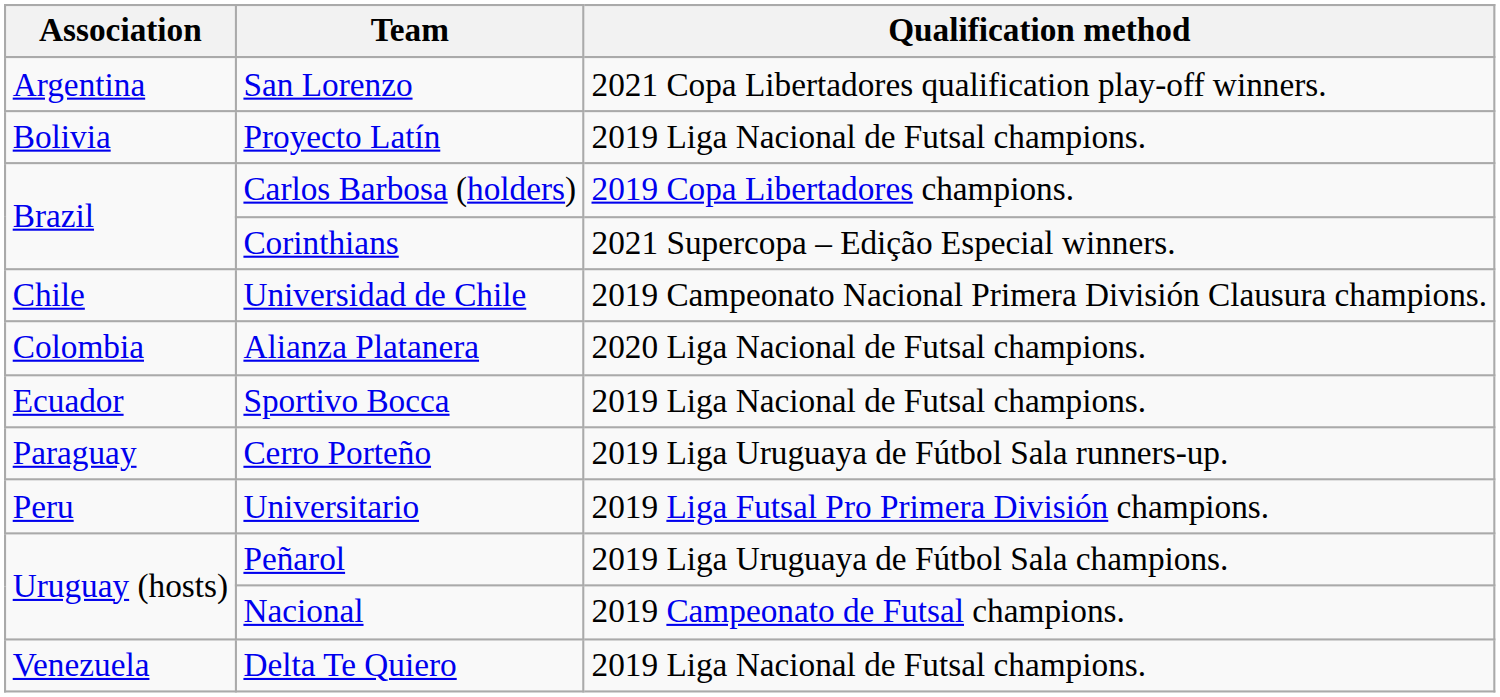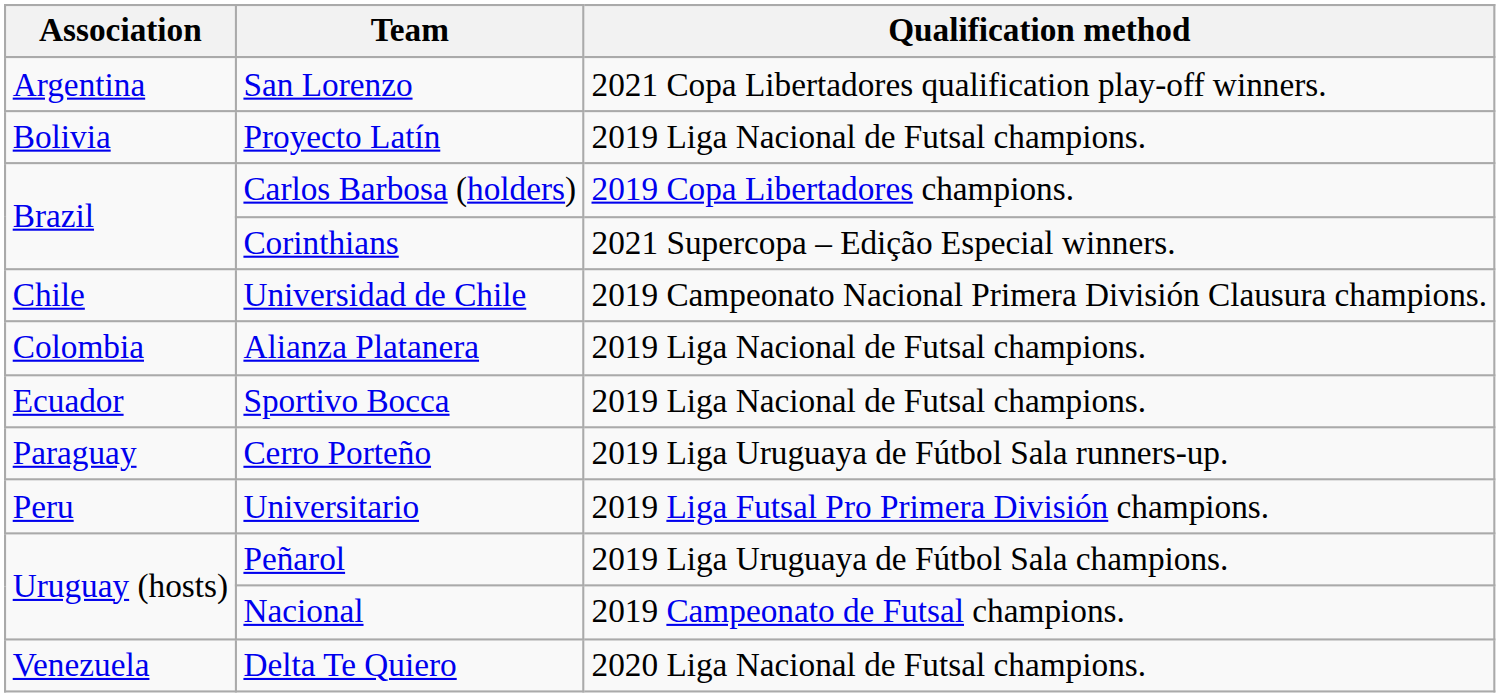(869, 347) 2020 Liga Nacional de Futsal champions. -> (869, 347) 2019 Liga Nacional de Futsal champions.
(869, 664) 2019 Liga Nacional de Futsal champions. -> (869, 664) 2020 Liga Nacional de Futsal champions.
